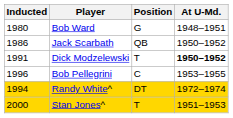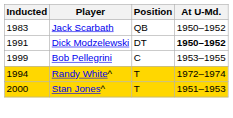- row: (73, 27)
(17, 43) 1986 -> (17, 27) 1983
(137, 58) T -> (140, 43) DT
(17, 74) 1996 -> (17, 58) 1999
(140, 89) DT -> (137, 74) T
